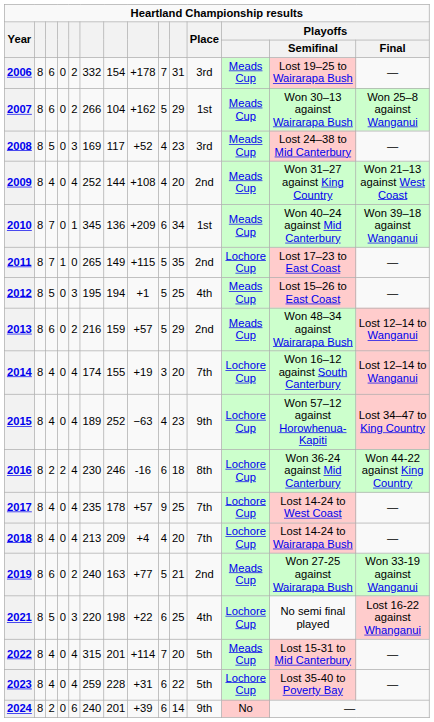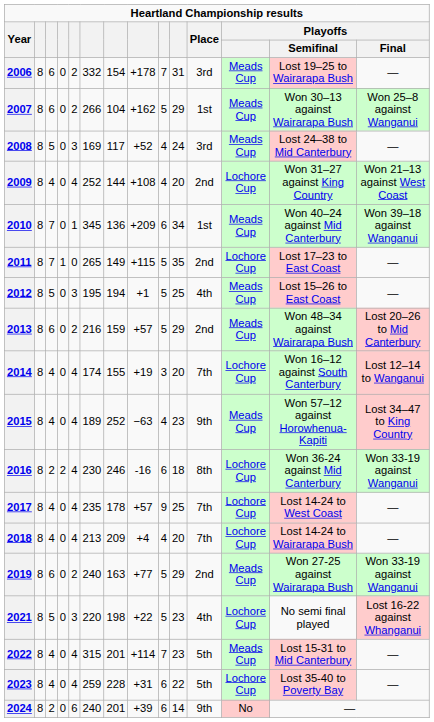(178, 146) 23 -> (178, 146) 24
(246, 182) Meads Cup -> (246, 182) Lochore Cup
(393, 329) Lost 12–14 to Wanganui -> (393, 329) Lost 20–26 to Mid Canterbury
(246, 421) Lochore Cup -> (246, 421) Meads Cup
(393, 471) Won 44-22 against King Country -> (393, 471) Won 33-19 against Wanganui
(178, 574) 21 -> (178, 574) 29
(164, 617) 6 -> (164, 617) 5
(178, 617) 25 -> (178, 617) 23
(178, 654) 20 -> (178, 654) 23
